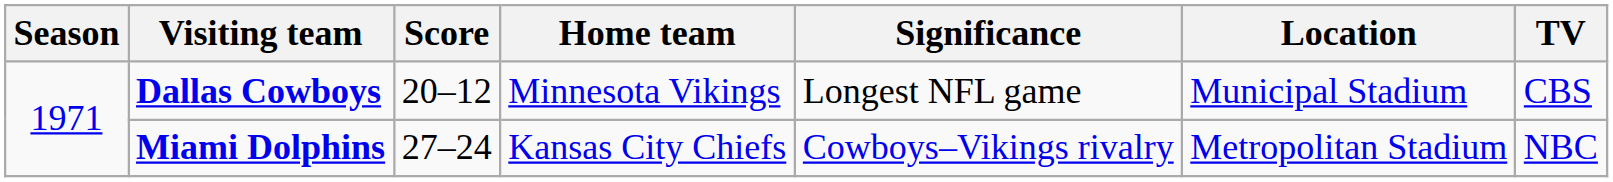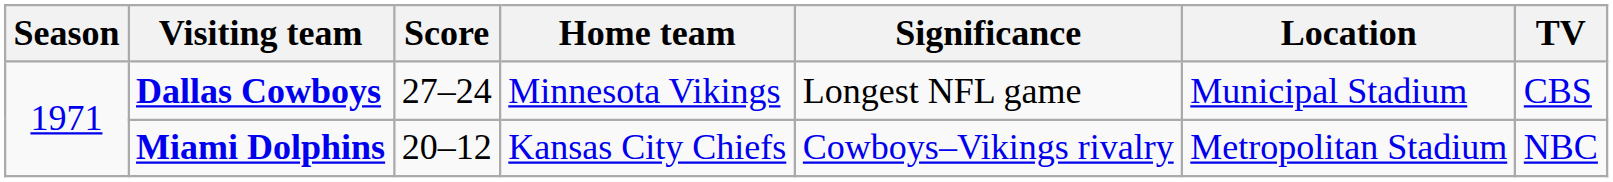(447, 90) 20–12 -> (447, 90) 27–24
(447, 147) 27–24 -> (447, 147) 20–12
